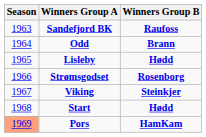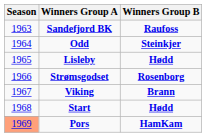(161, 44) Brann -> (161, 44) Steinkjer
(161, 92) Steinkjer -> (161, 92) Brann
